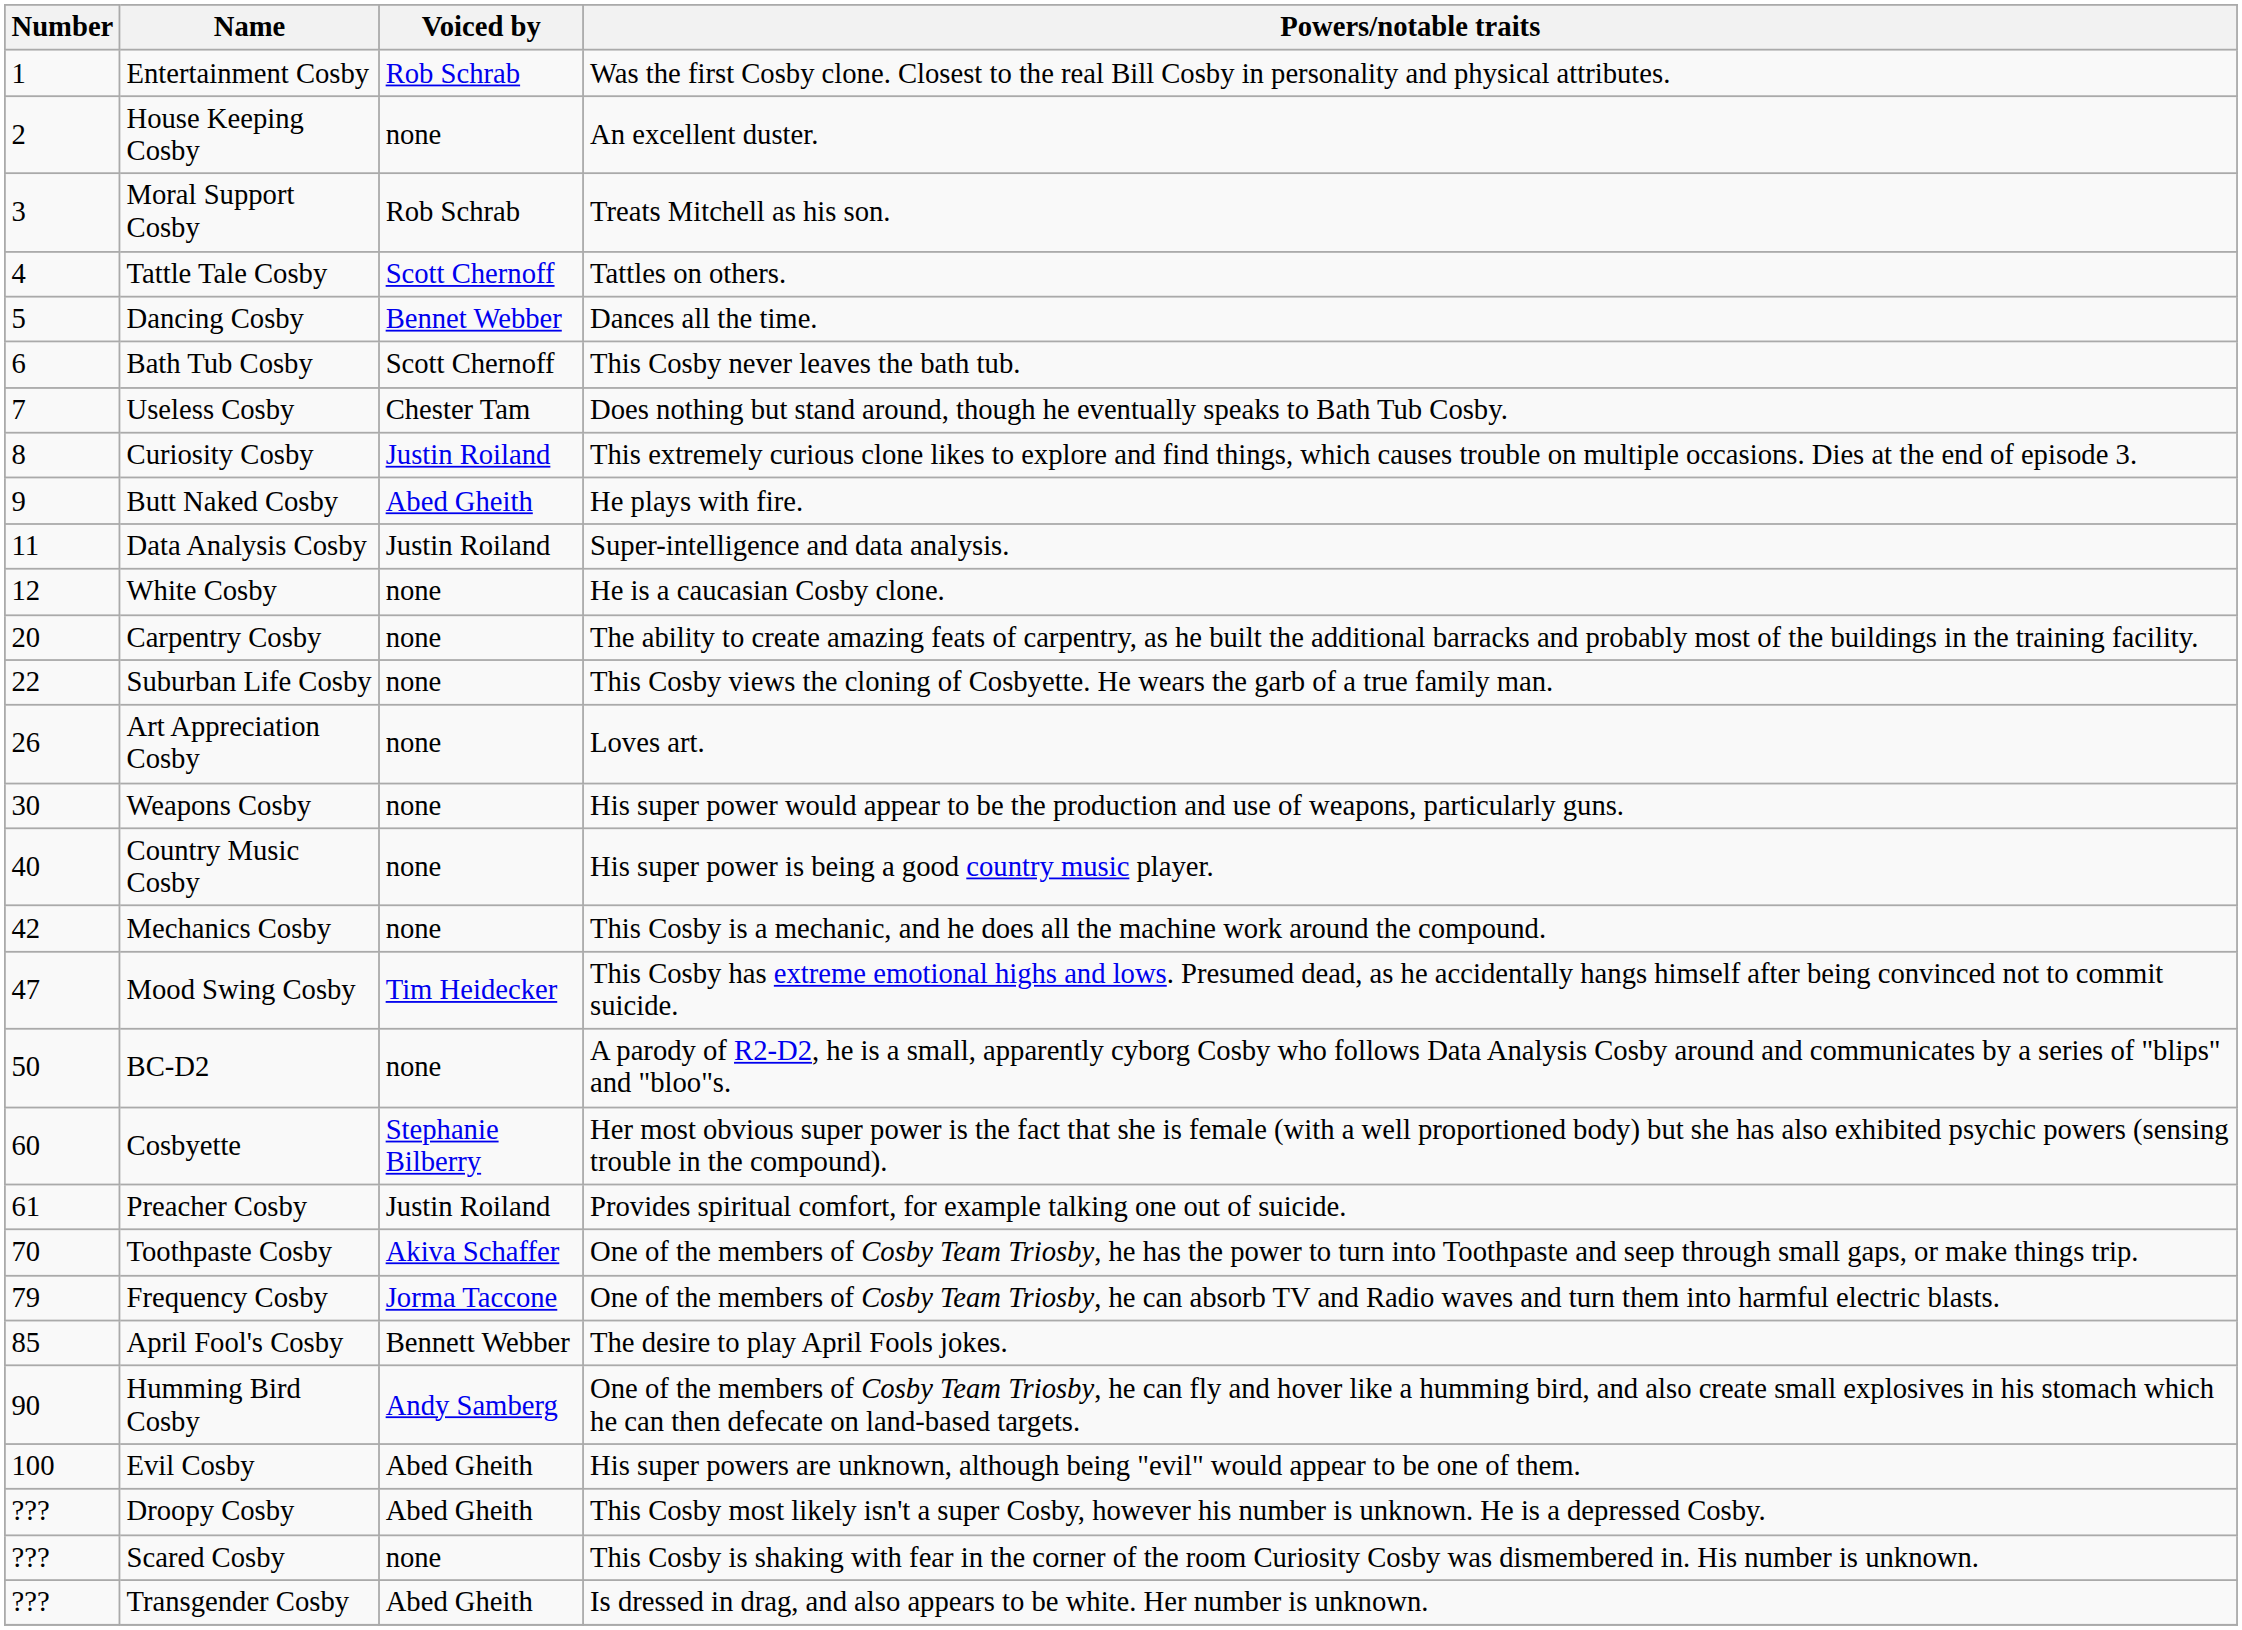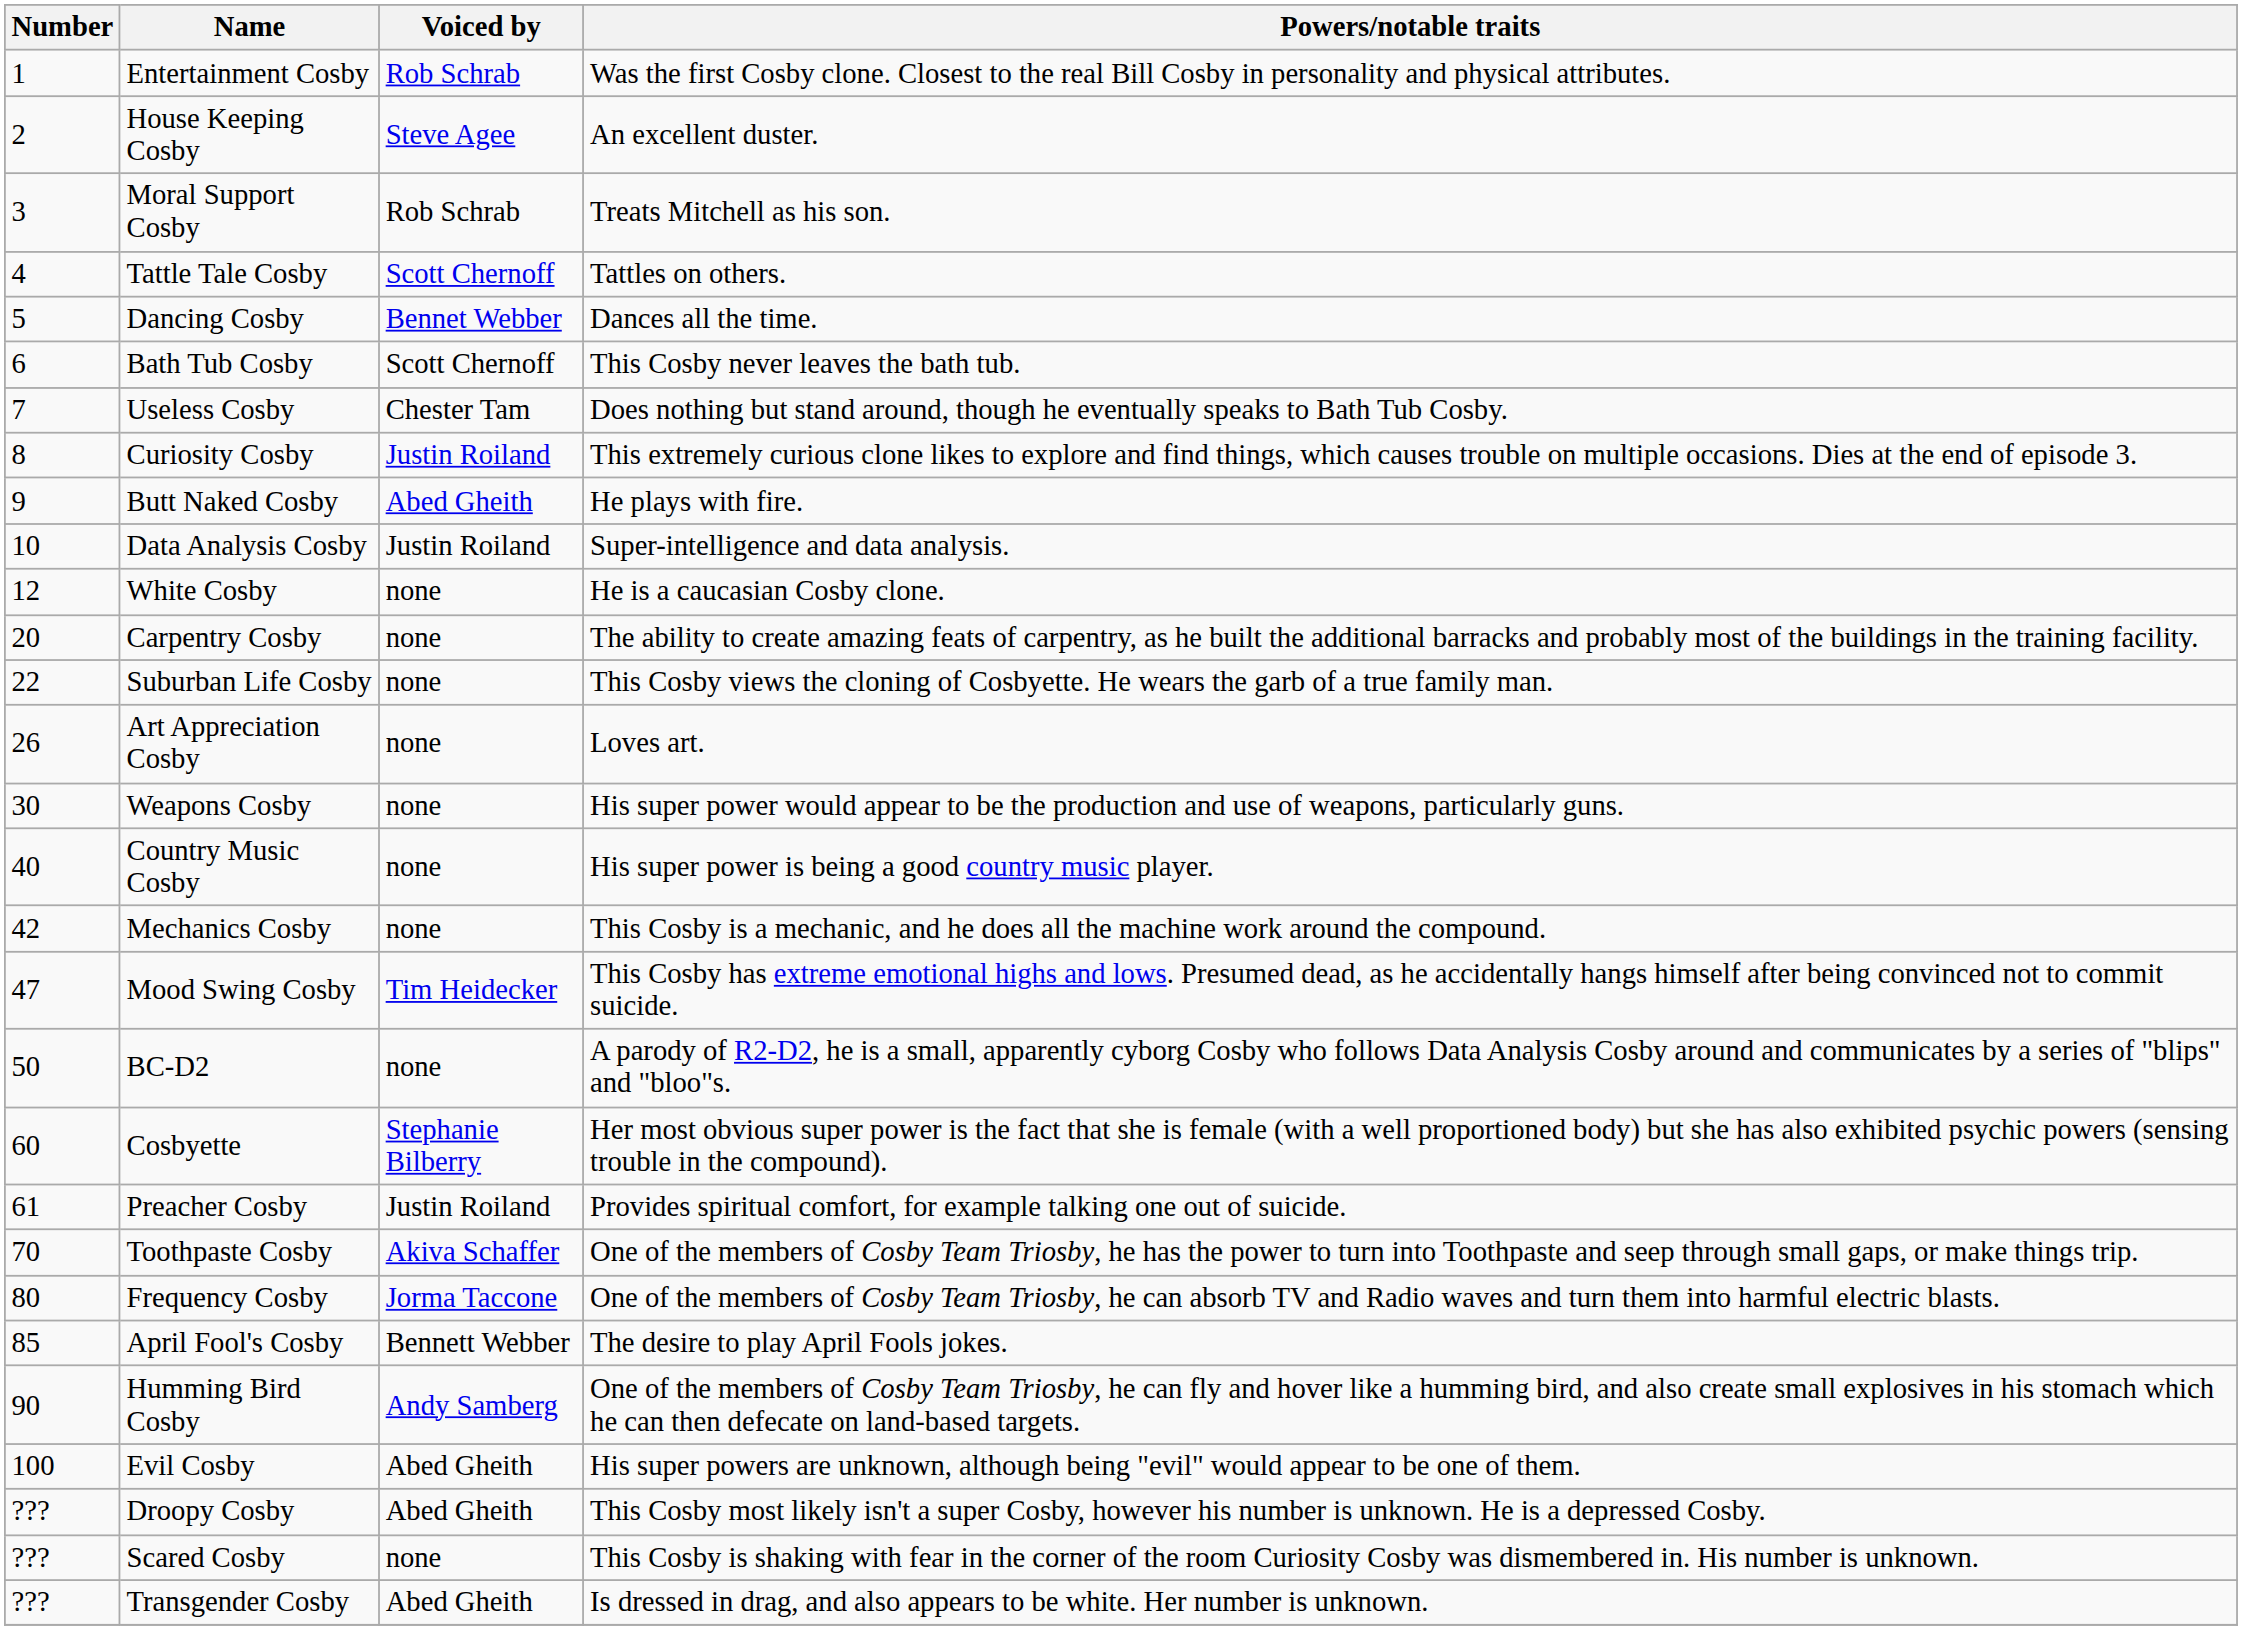(414, 134) none -> (450, 134) Steve Agee
(25, 545) 11 -> (26, 545) 10
(26, 1297) 79 -> (26, 1297) 80
